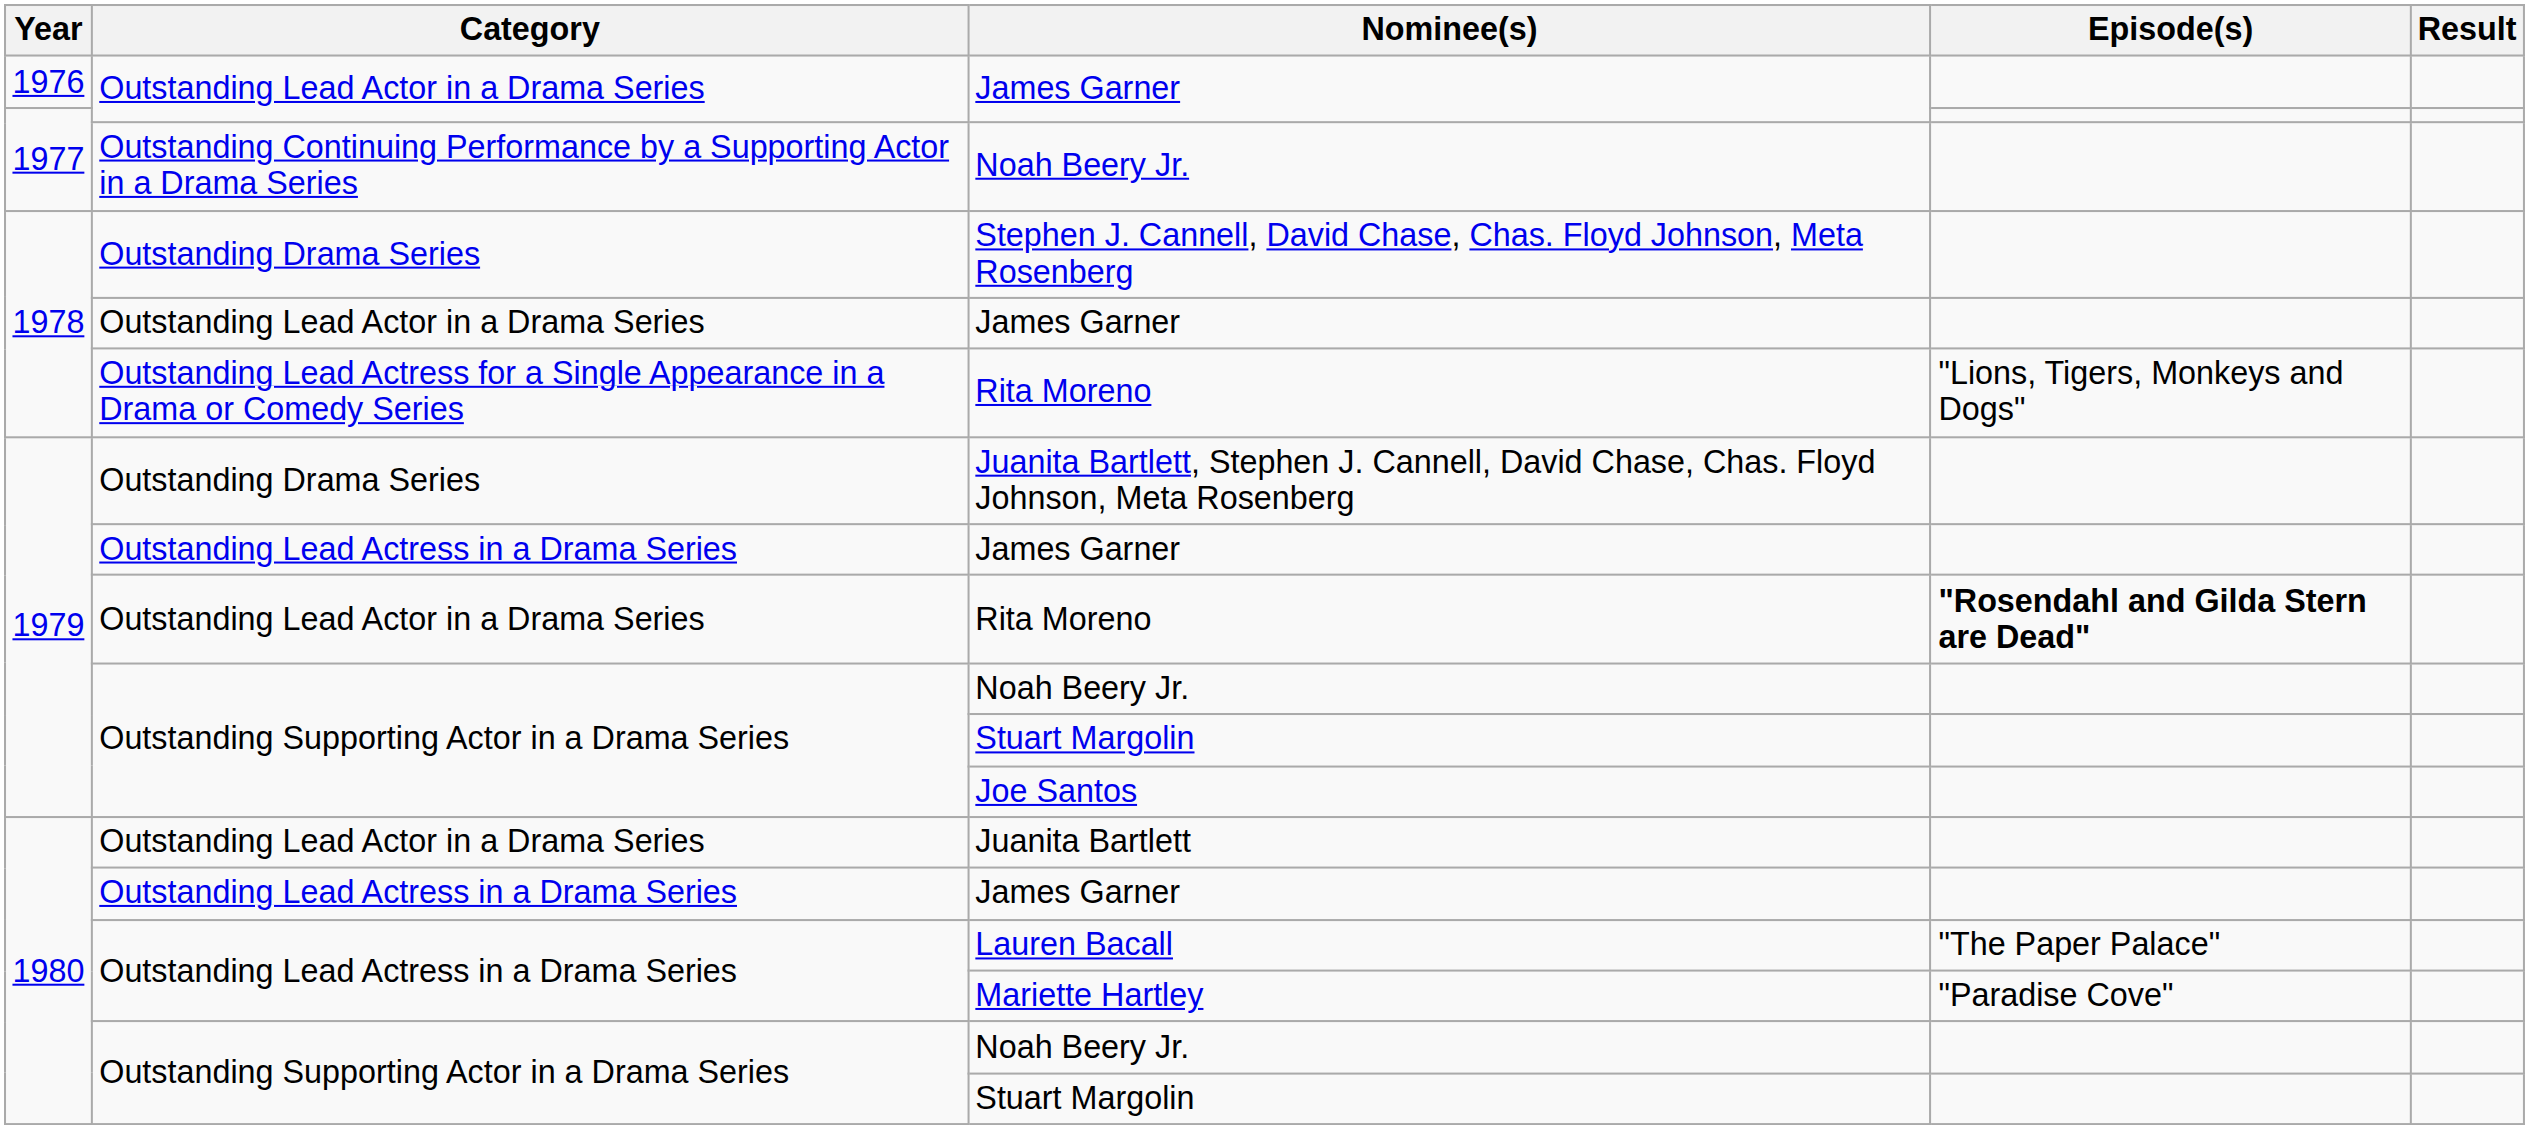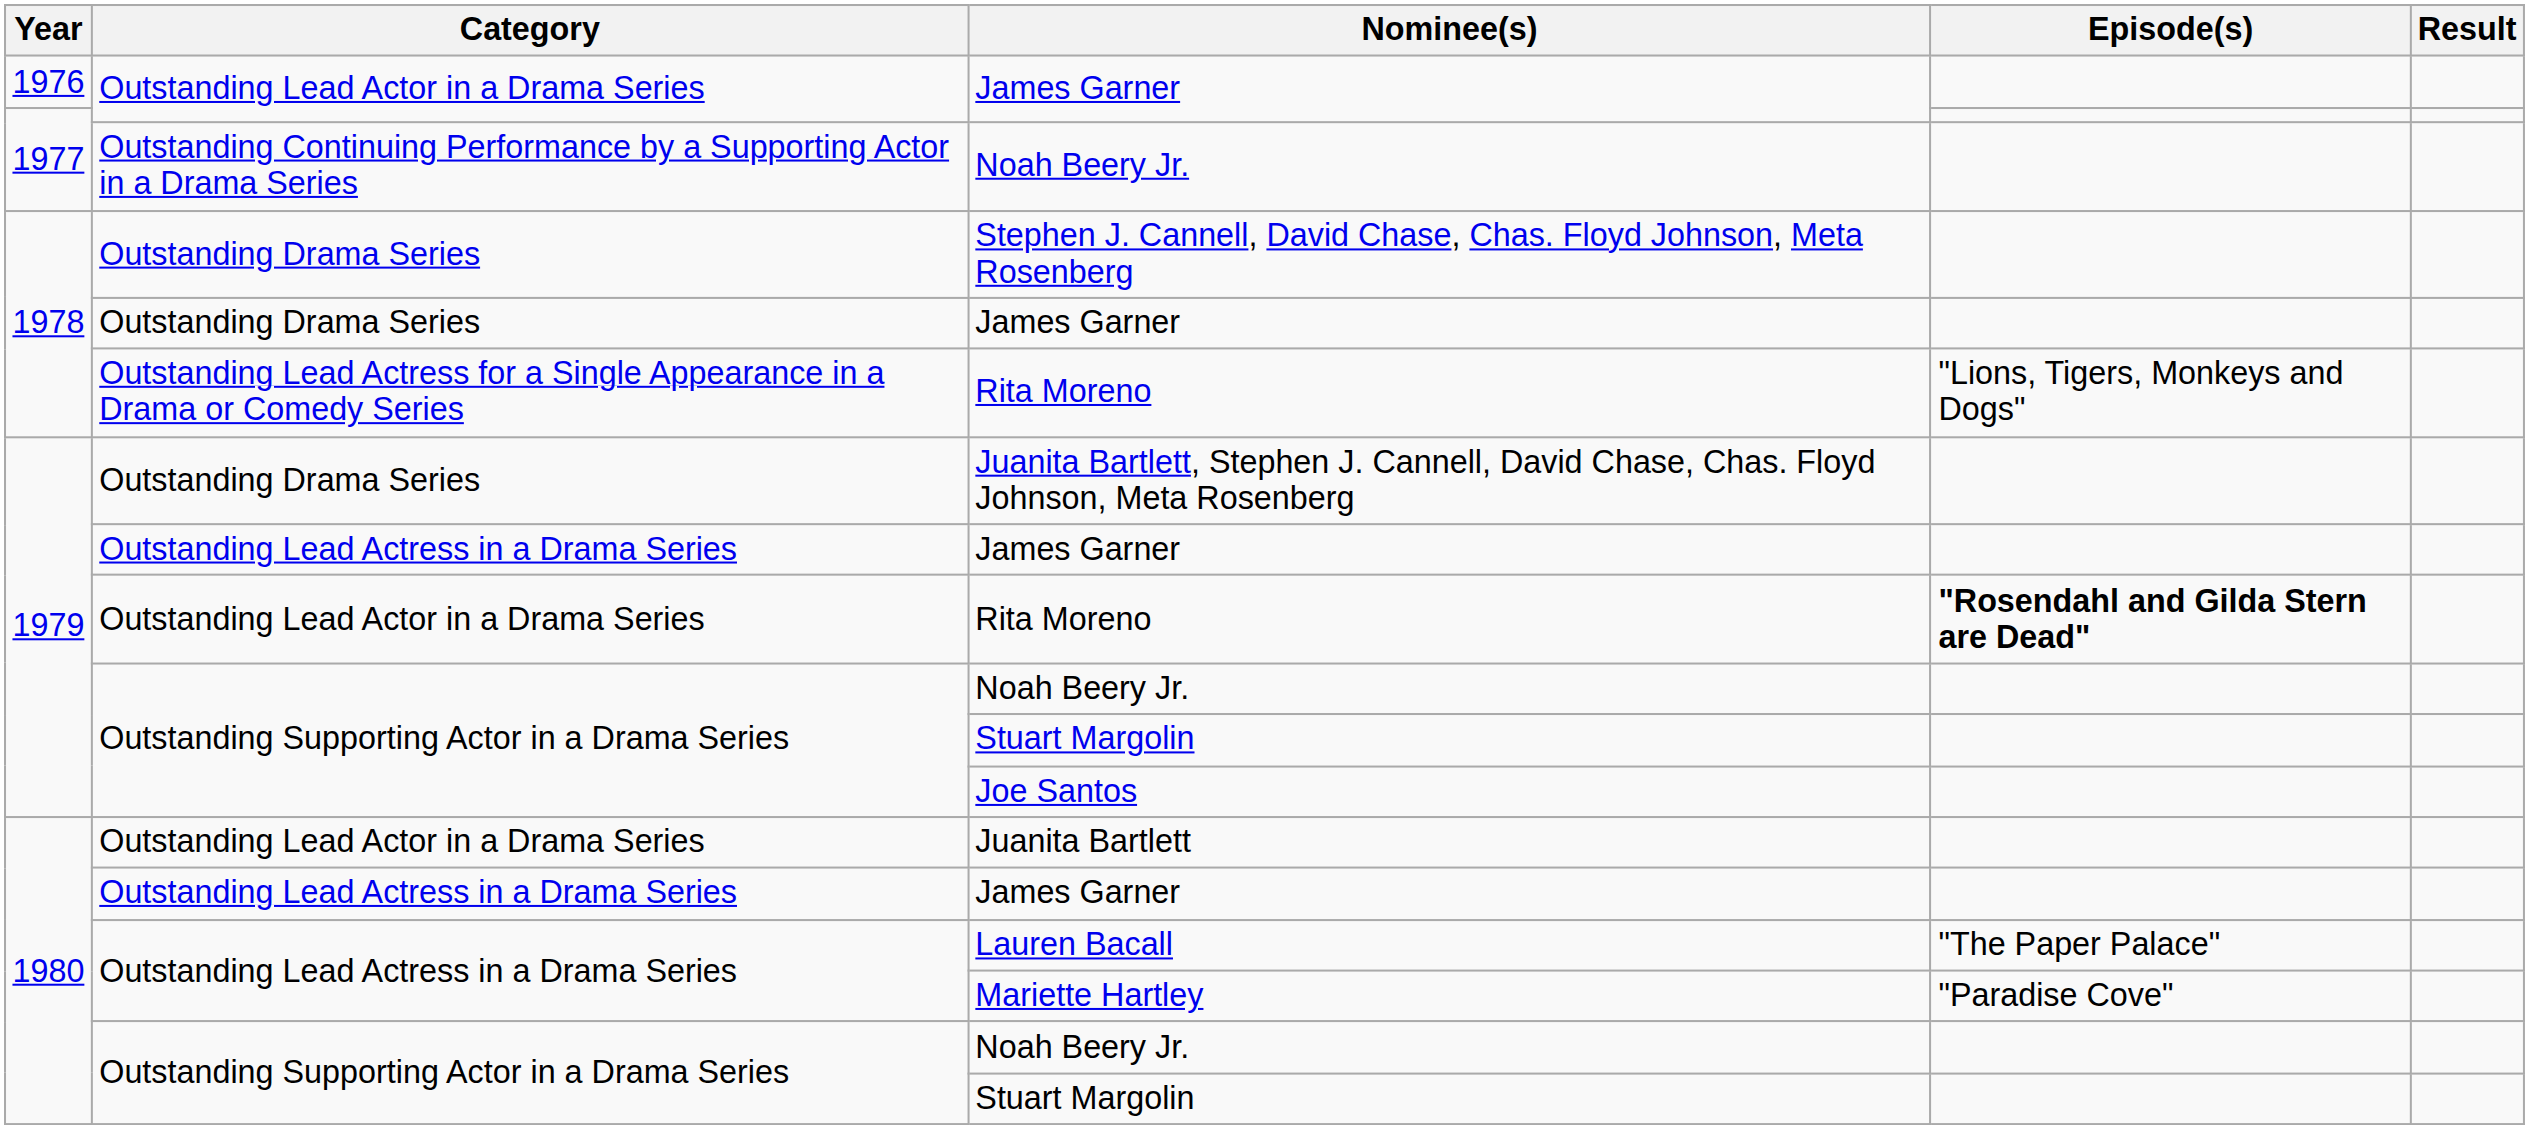(402, 322) Outstanding Lead Actor in a Drama Series -> (290, 322) Outstanding Drama Series
